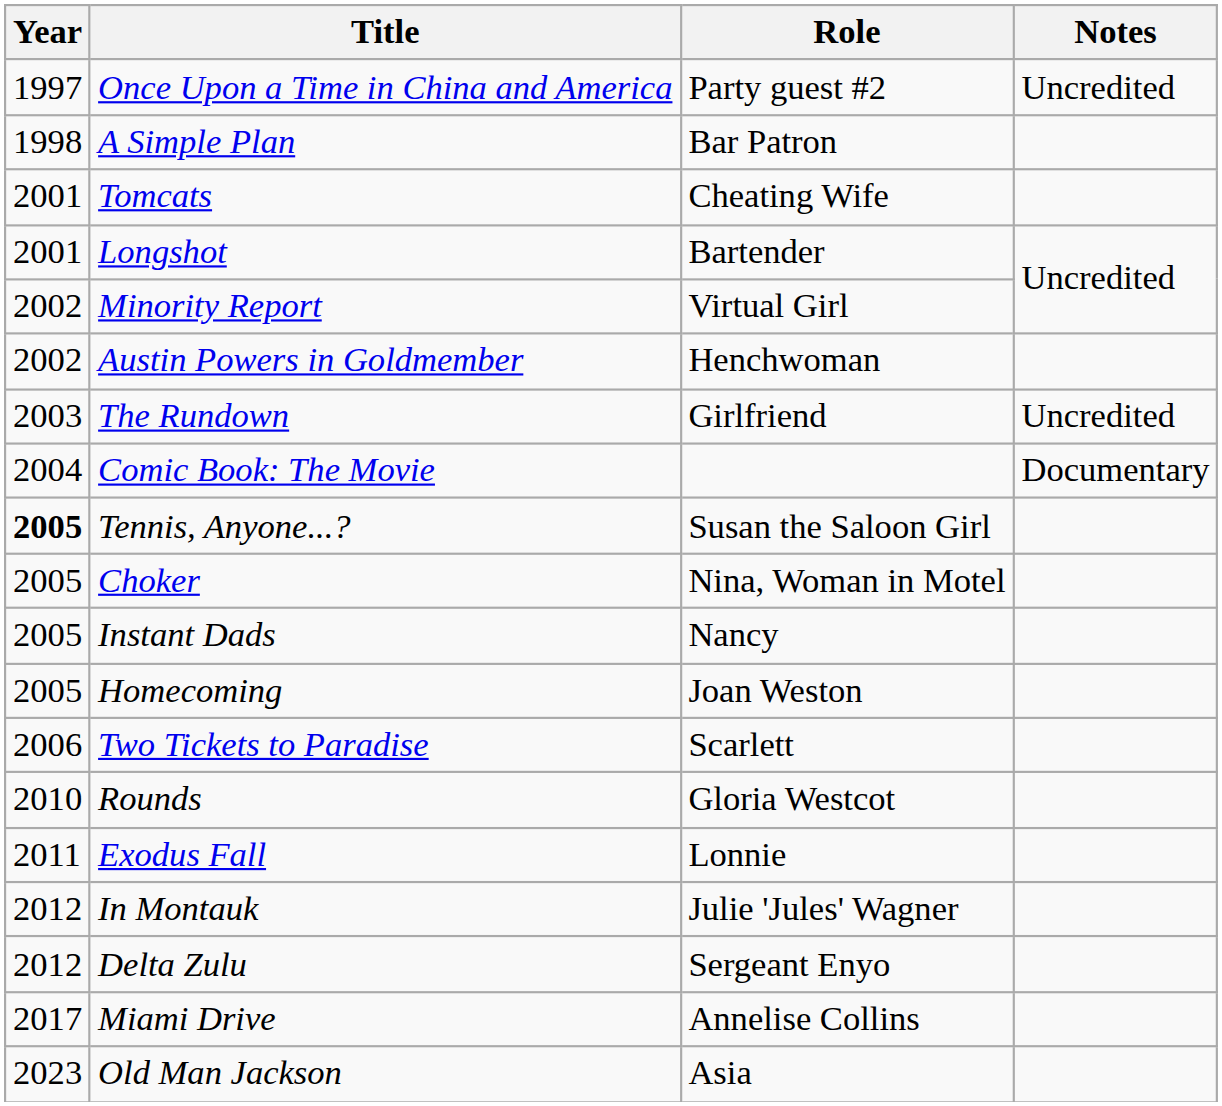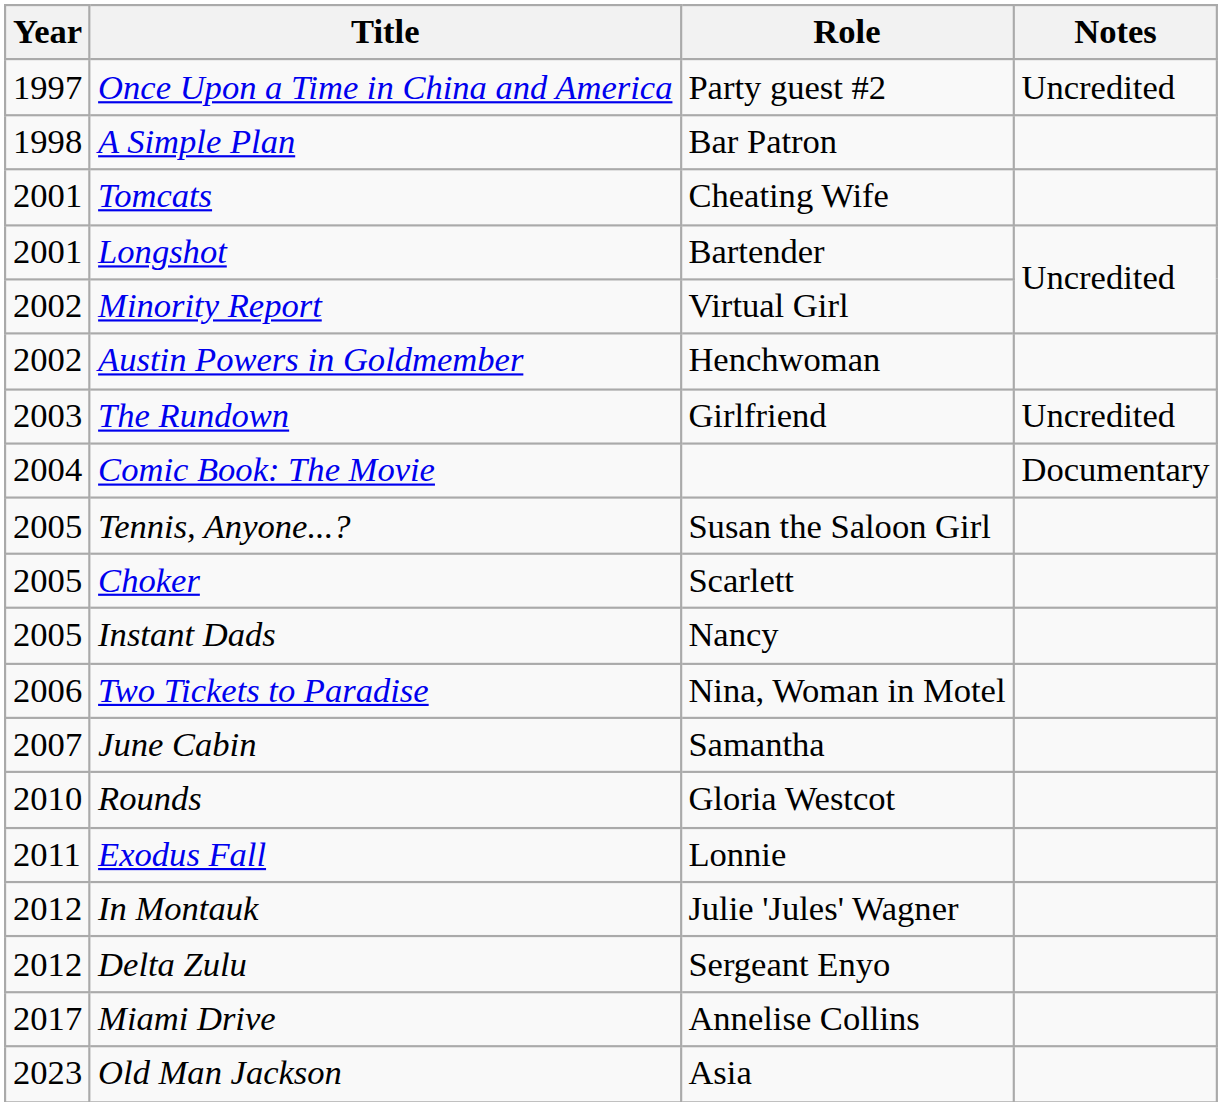(48, 525) bold -> (48, 525) normal
(847, 580) Nina, Woman in Motel -> (741, 580) Scarlett
- row: (190, 689)
(741, 744) Scarlett -> (847, 689) Nina, Woman in Motel
+ row: (177, 744)
